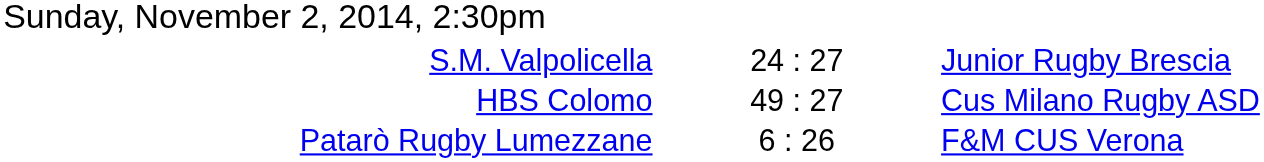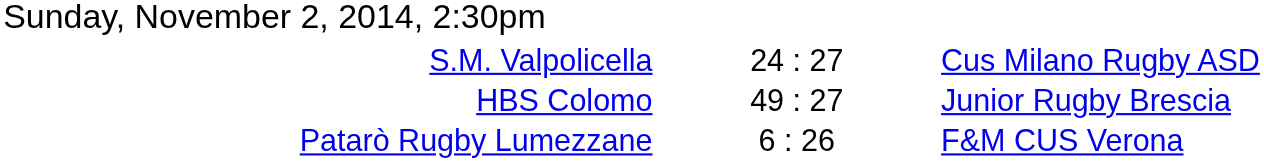(1086, 60) Junior Rugby Brescia -> (1100, 60) Cus Milano Rugby ASD
(1100, 100) Cus Milano Rugby ASD -> (1086, 100) Junior Rugby Brescia
